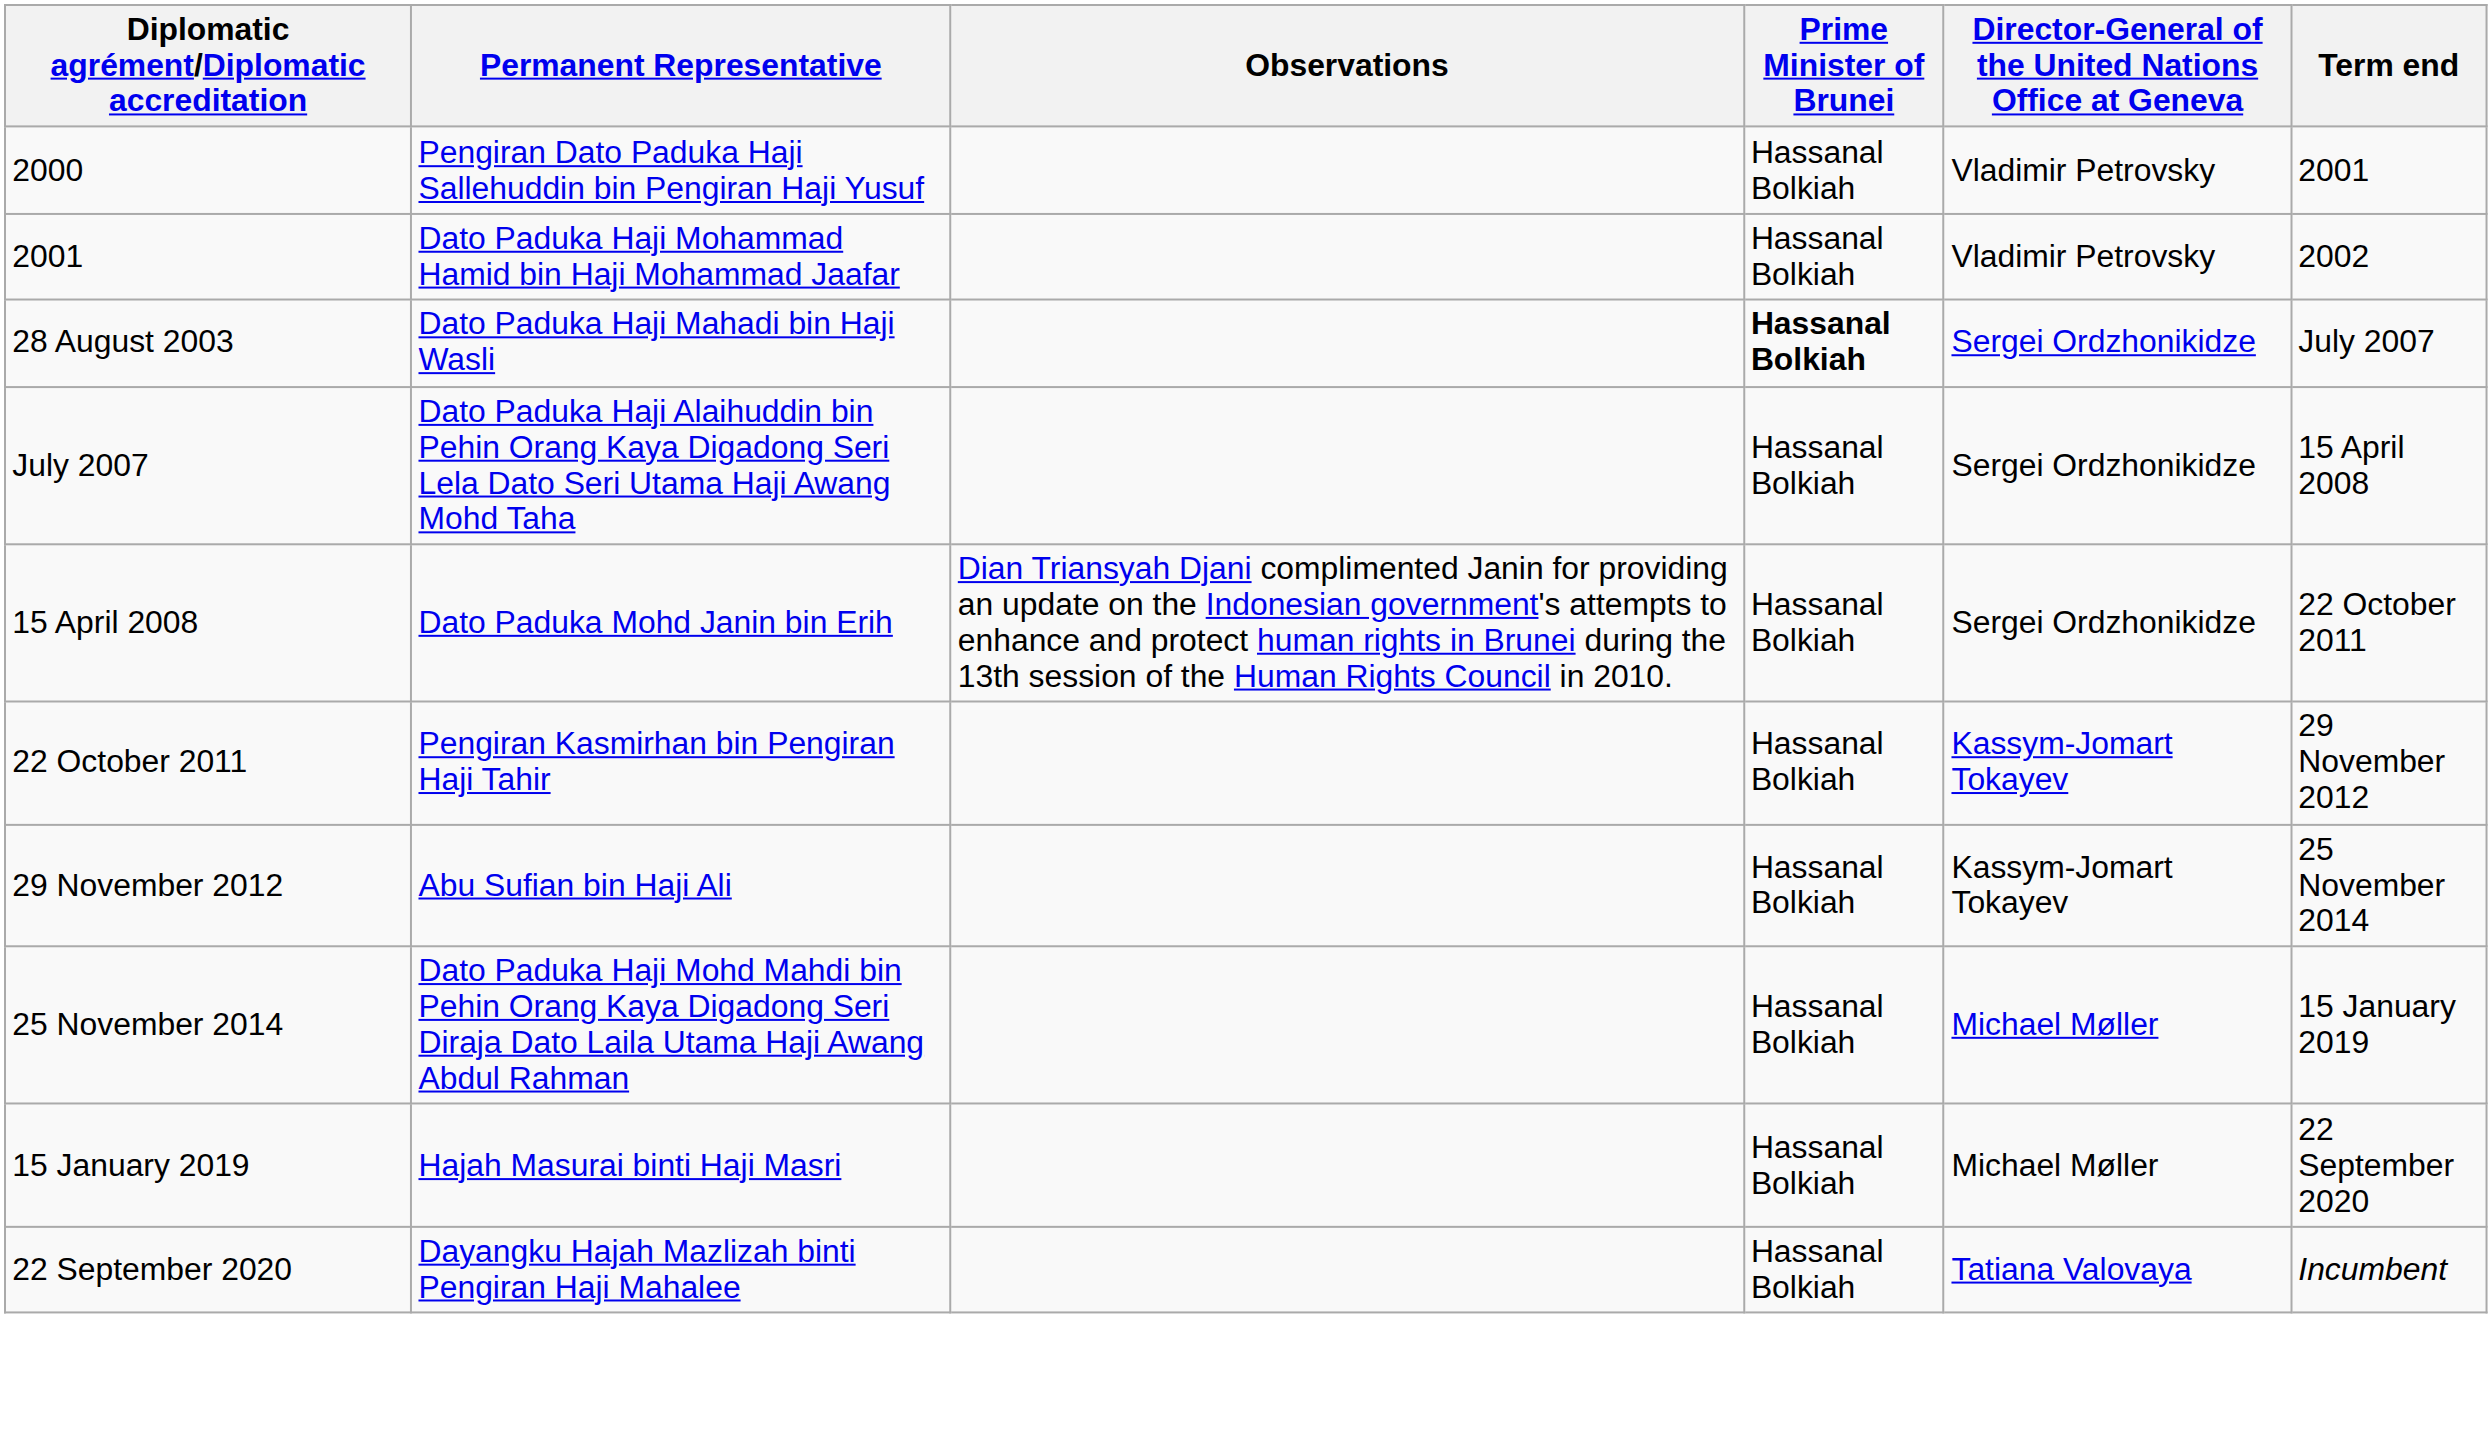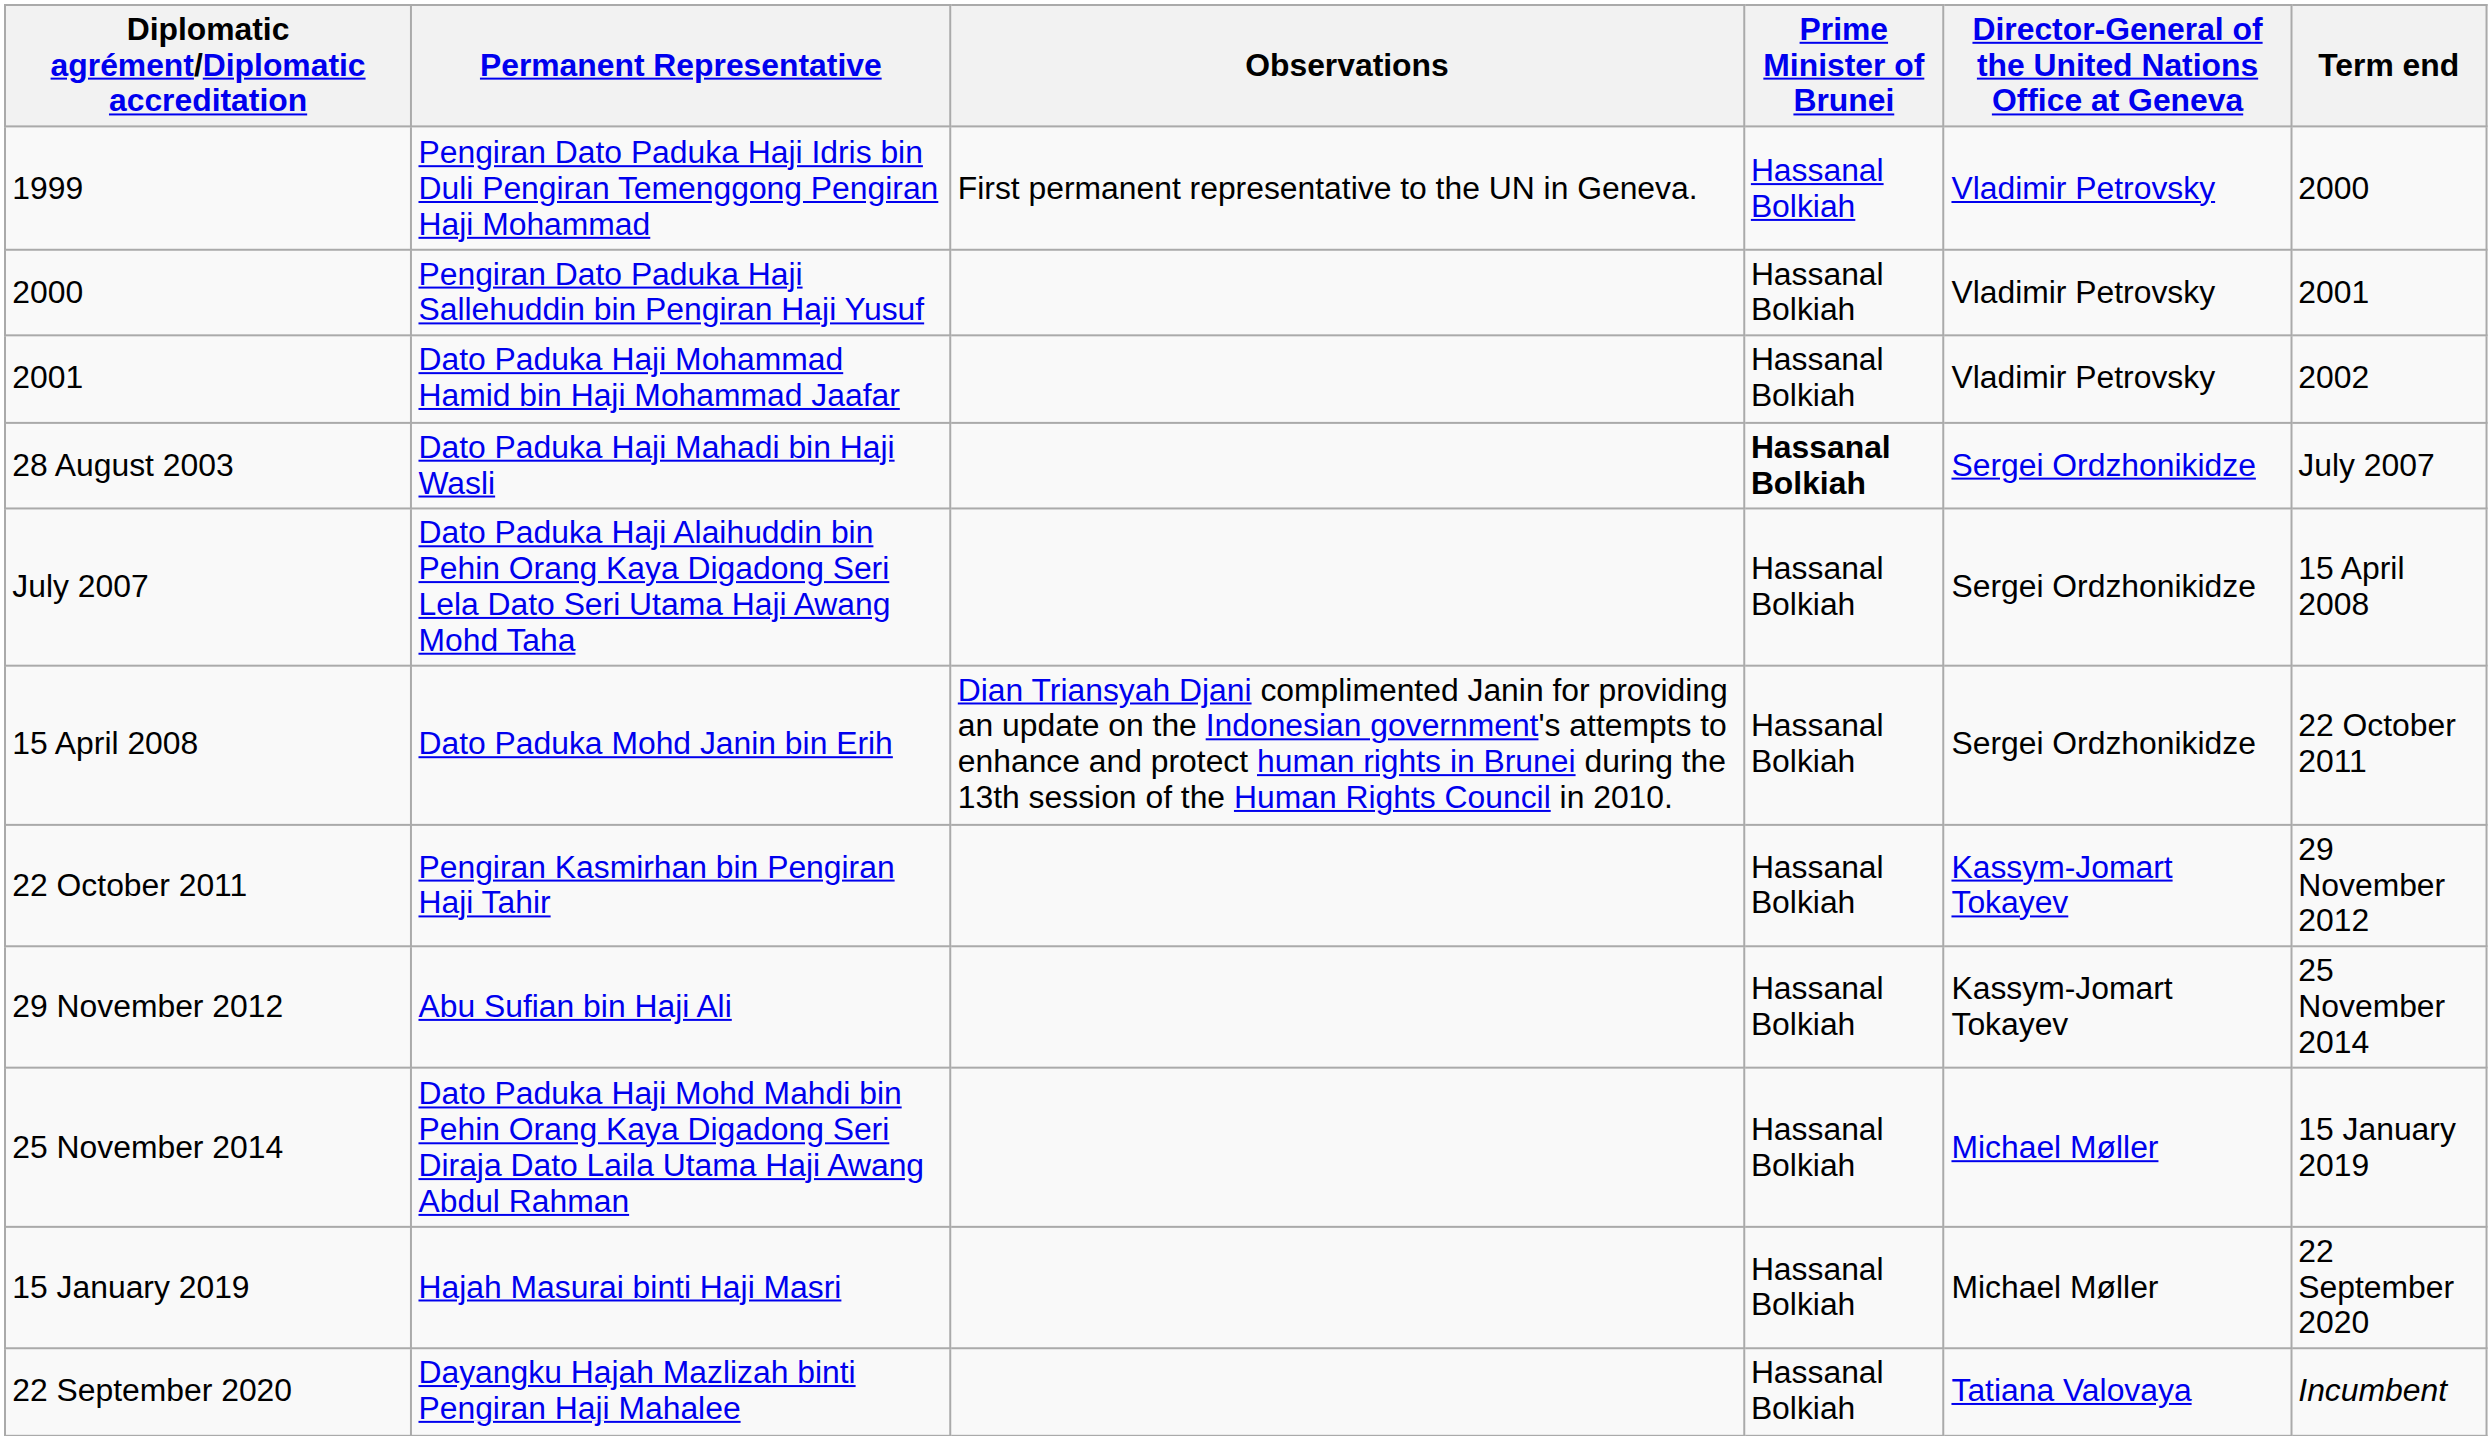+ row: (48, 187)
